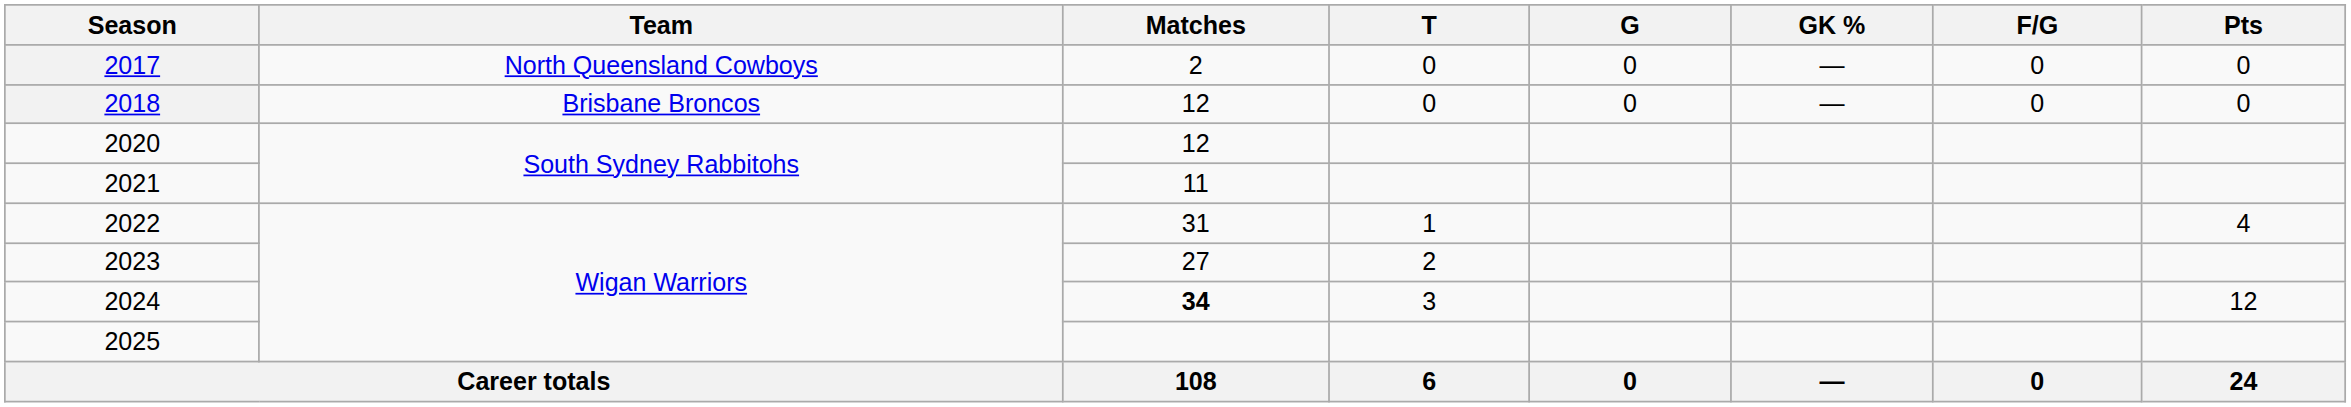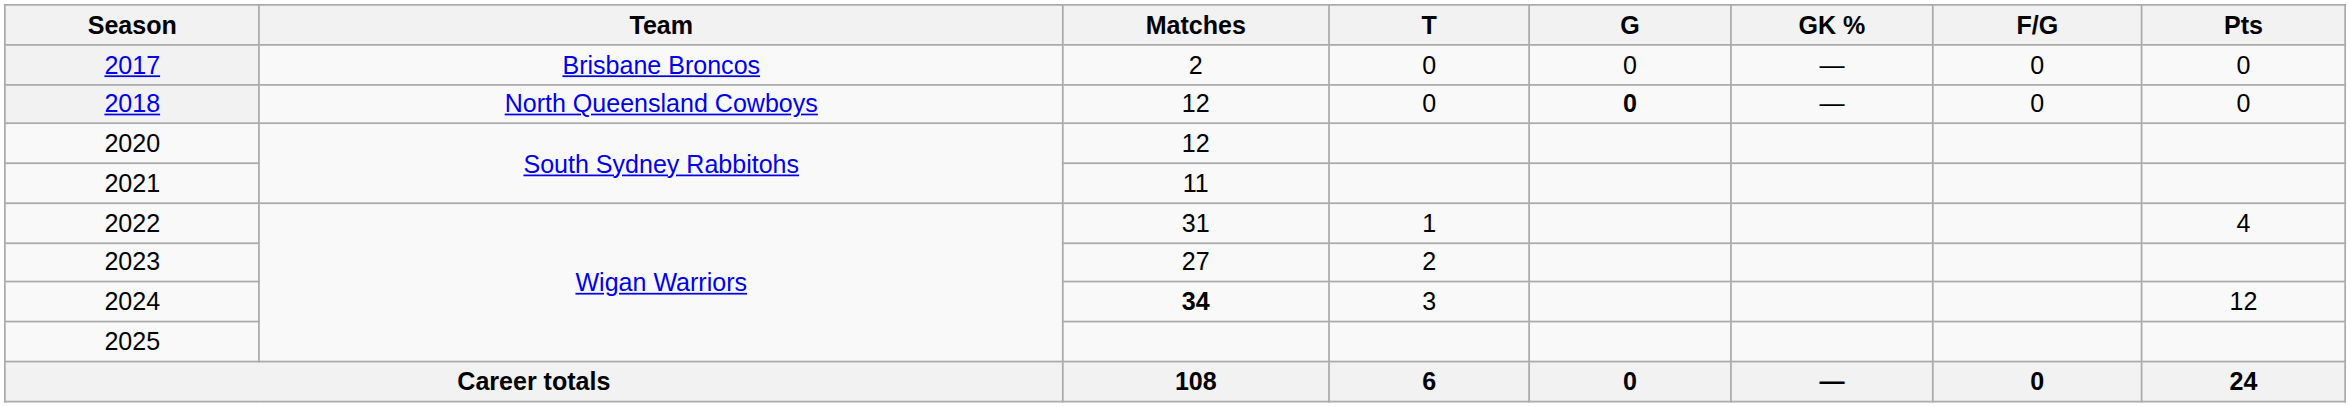(661, 65) North Queensland Cowboys -> (661, 65) Brisbane Broncos
(661, 104) Brisbane Broncos -> (661, 104) North Queensland Cowboys
(1630, 104) normal -> (1630, 104) bold
